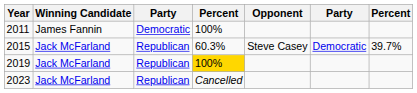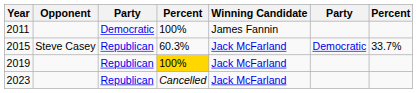columns swapped: (83, 13) <-> (277, 13)
(386, 46) 39.7% -> (386, 46) 33.7%
